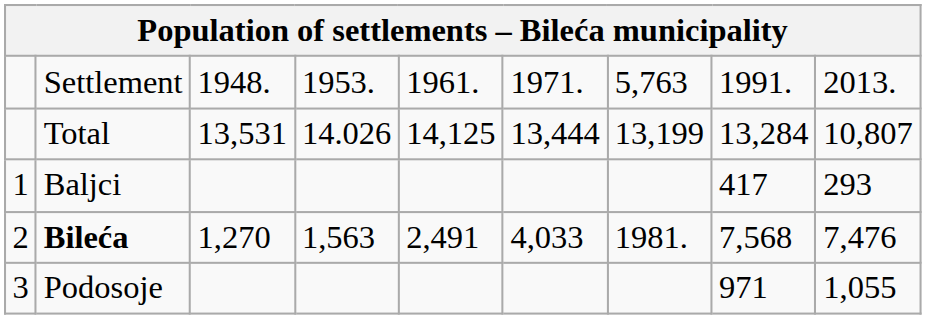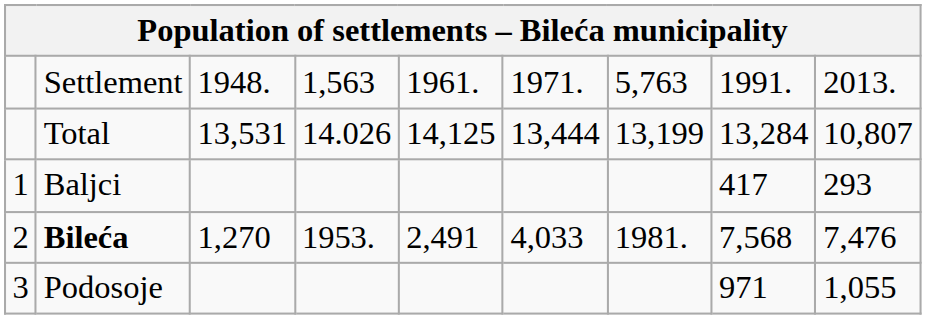(338, 81) 1953. -> (338, 81) 1,563
(338, 236) 1,563 -> (338, 236) 1953.
